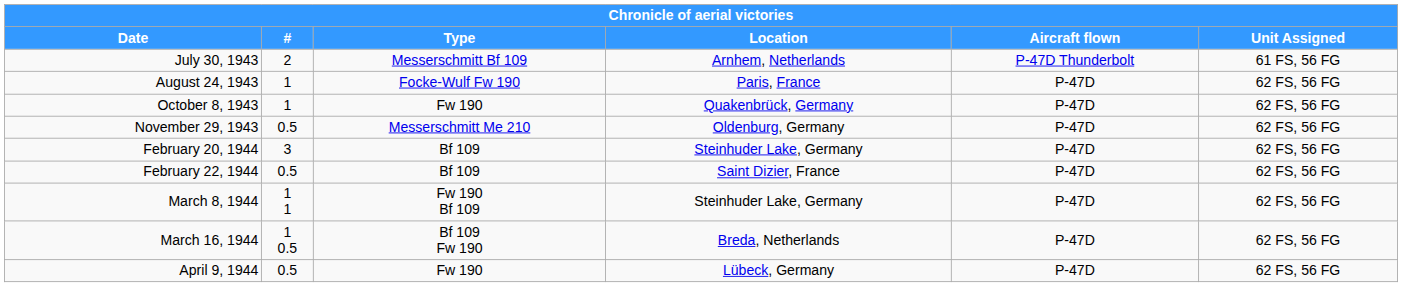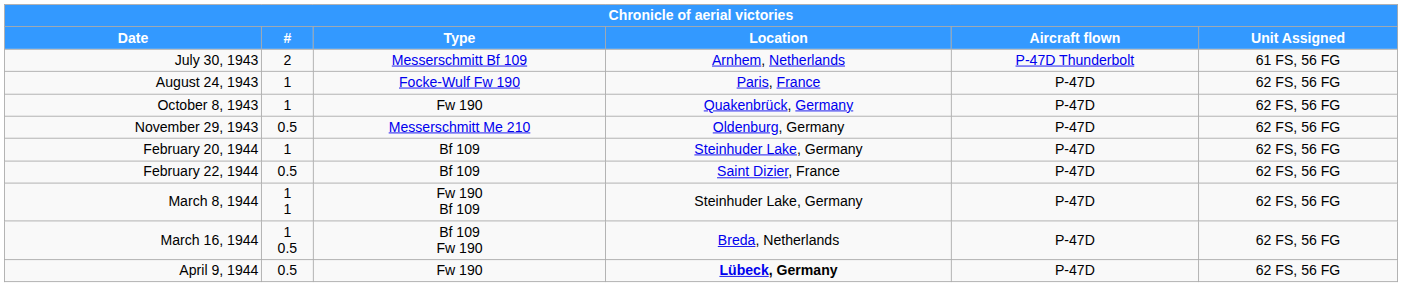(287, 149) 3 -> (287, 149) 1
(779, 270) normal -> (779, 270) bold
